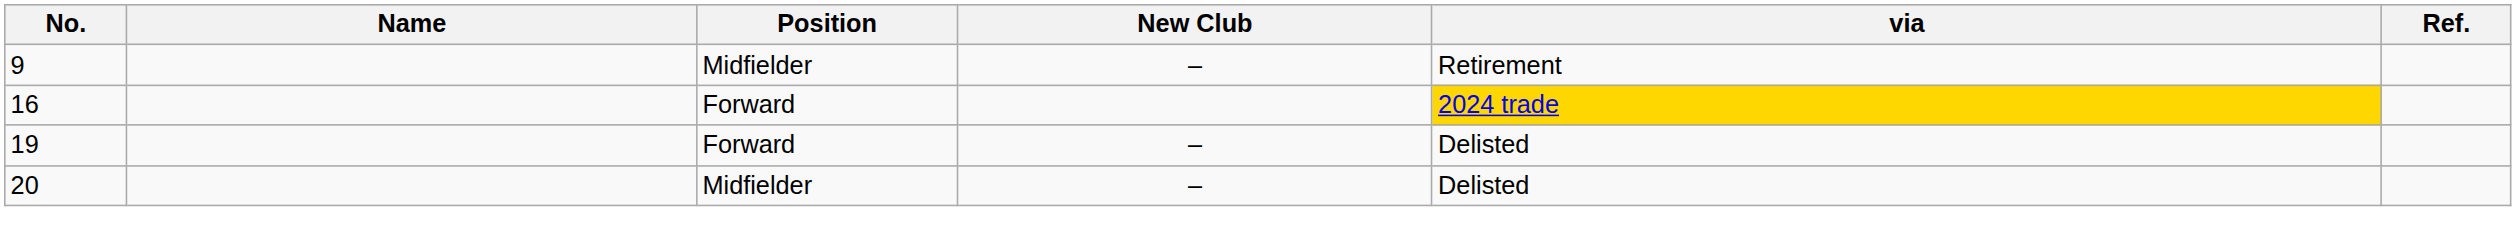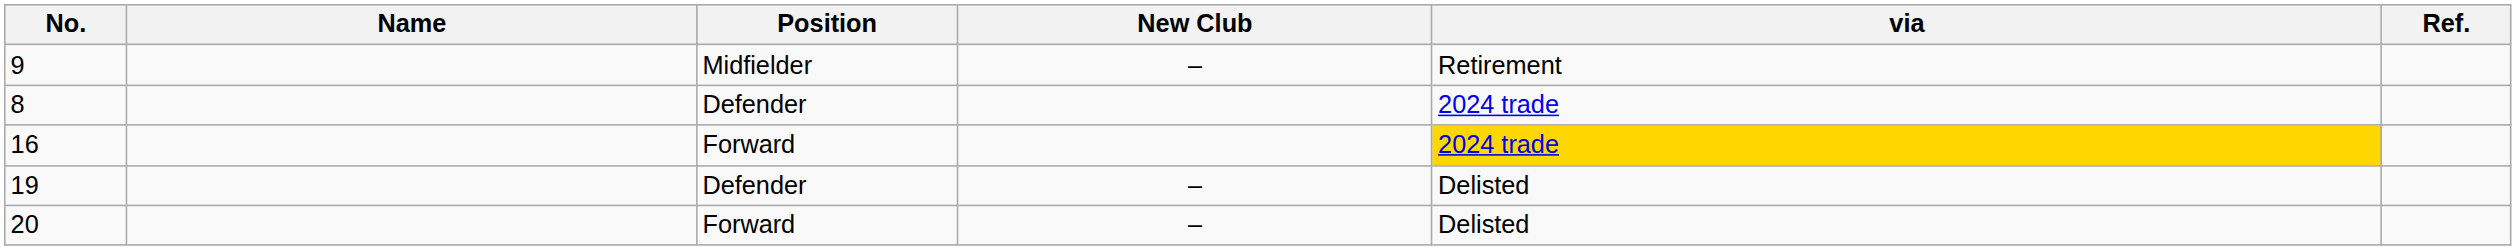+ row: (18, 104)
(749, 144) Forward -> (754, 184) Defender
(757, 184) Midfielder -> (749, 225) Forward
